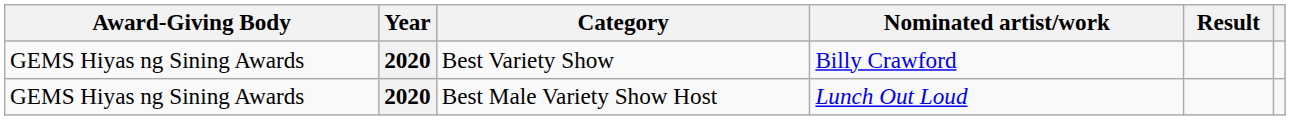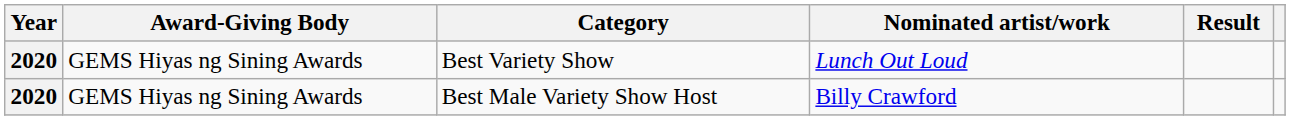columns swapped: (407, 22) <-> (192, 22)
(886, 59) Billy Crawford -> (891, 59) Lunch Out Loud
(891, 96) Lunch Out Loud -> (886, 96) Billy Crawford
